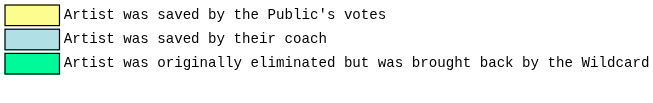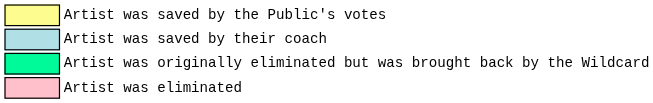+ row: (153, 88)
